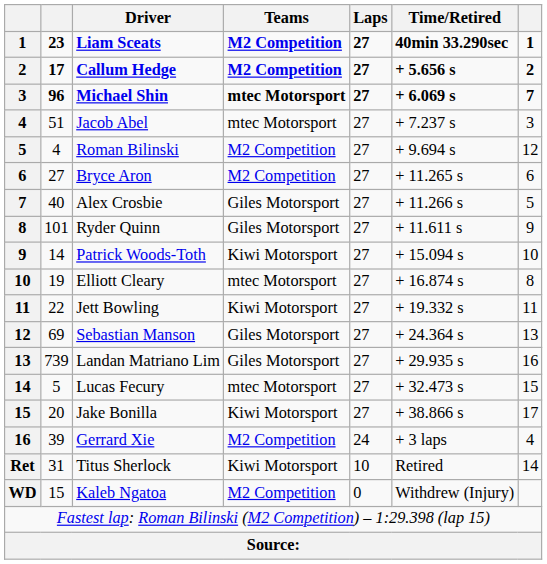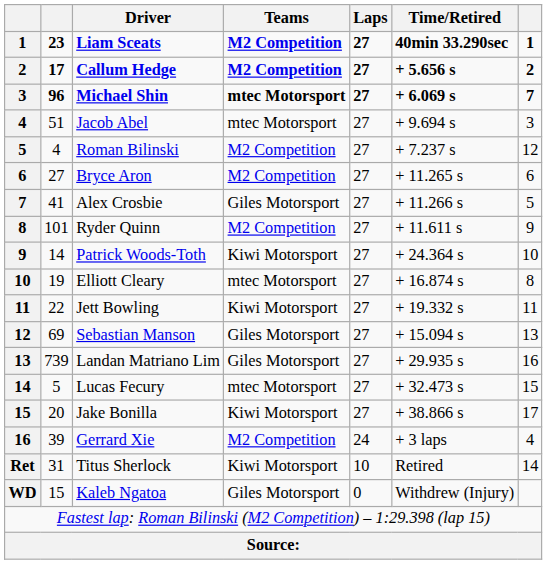(425, 123) + 7.237 s -> (425, 123) + 9.694 s
(425, 149) + 9.694 s -> (425, 149) + 7.237 s
(56, 202) 40 -> (56, 202) 41
(283, 228) Giles Motorsport -> (282, 228) M2 Competition
(429, 255) + 15.094 s -> (429, 255) + 24.364 s
(429, 334) + 24.364 s -> (429, 334) + 15.094 s
(282, 492) M2 Competition -> (283, 492) Giles Motorsport
